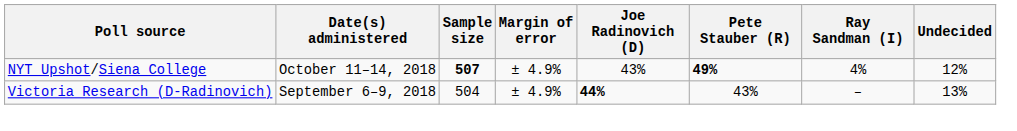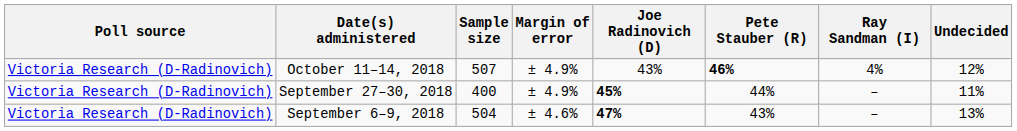(107, 70) NYT Upshot/Siena College -> (140, 70) Victoria Research (D-Radinovich)
(467, 70) bold -> (484, 70) normal
(705, 70) 49% -> (721, 70) 46%
+ row: (366, 92)
(536, 92) ± 4.9% -> (553, 115) ± 4.6%
(592, 92) 44% -> (609, 115) 47%
